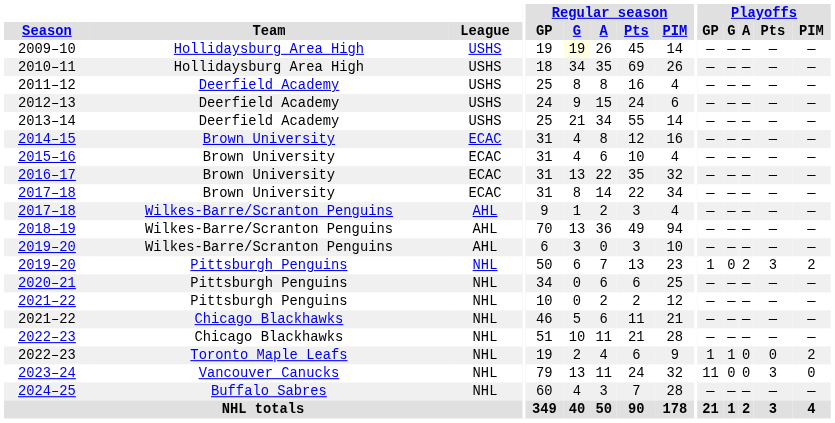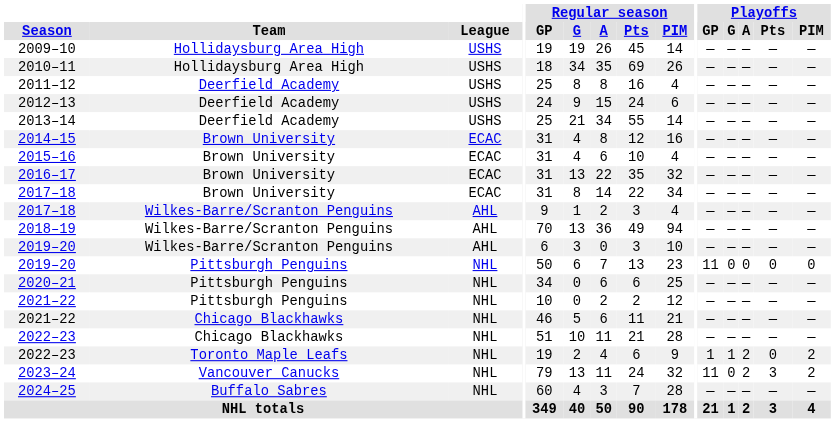(577, 49) lightyellow background -> (577, 49) no background
(711, 265) 1 -> (711, 265) 11
(746, 265) 2 -> (746, 265) 0
(773, 265) 3 -> (773, 265) 0
(811, 265) 2 -> (811, 265) 0
(746, 355) 0 -> (746, 355) 2
(746, 373) 0 -> (746, 373) 2
(811, 373) 0 -> (811, 373) 2
